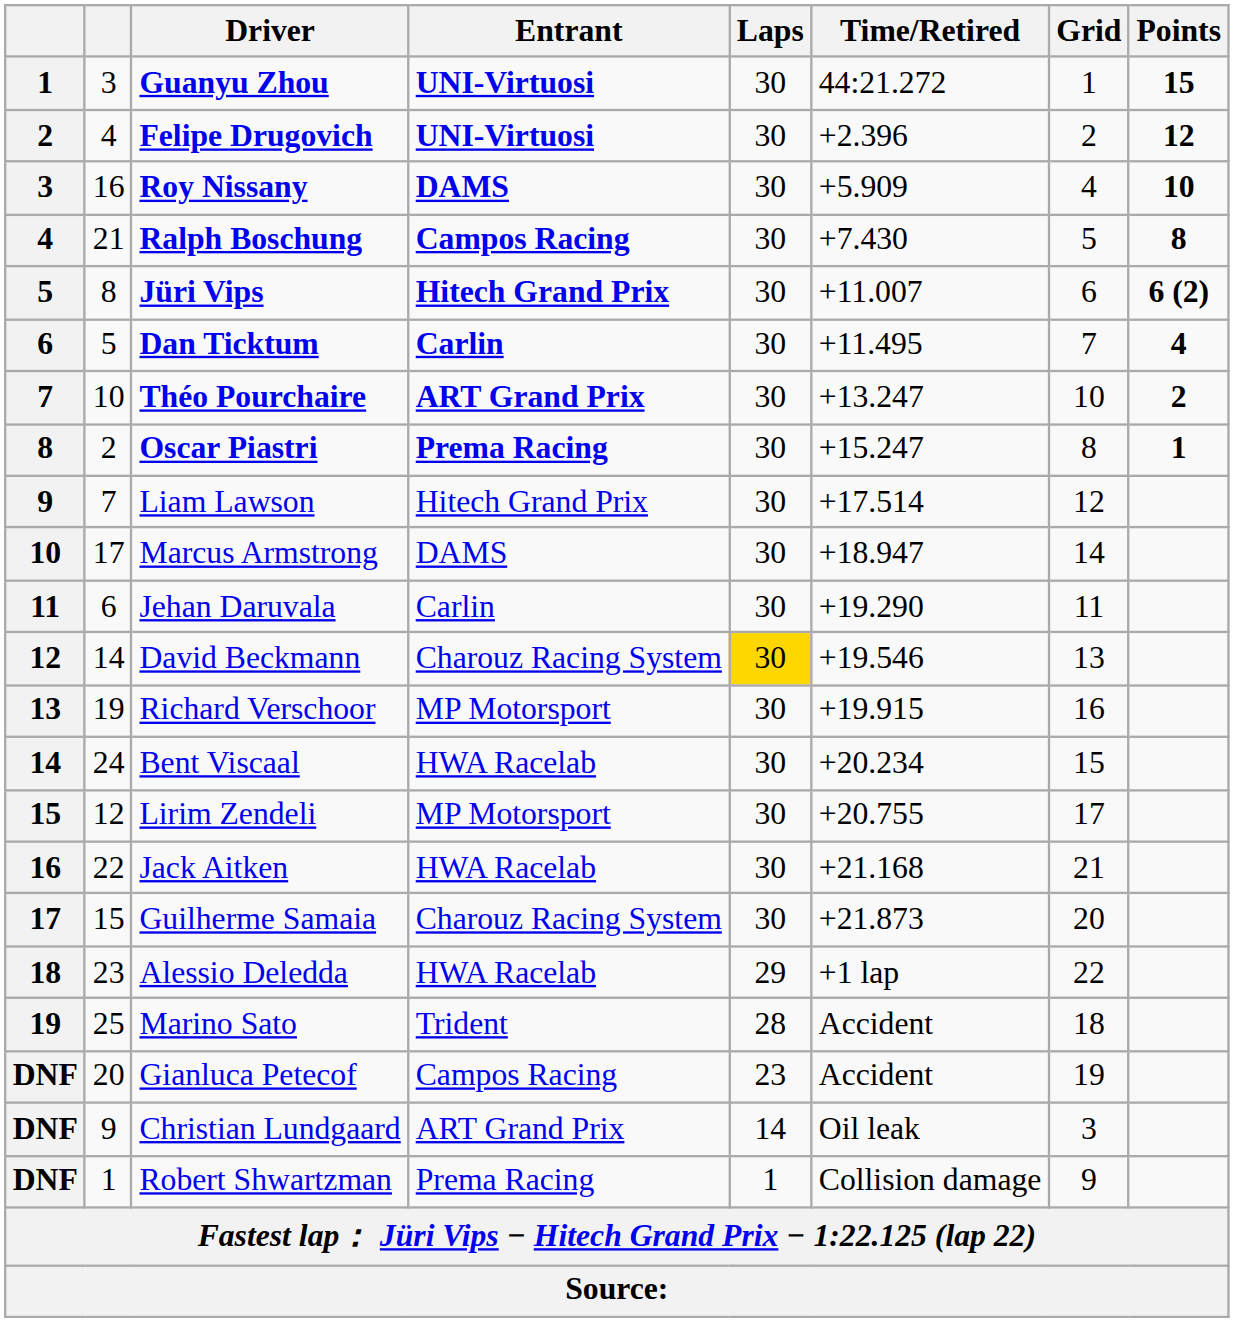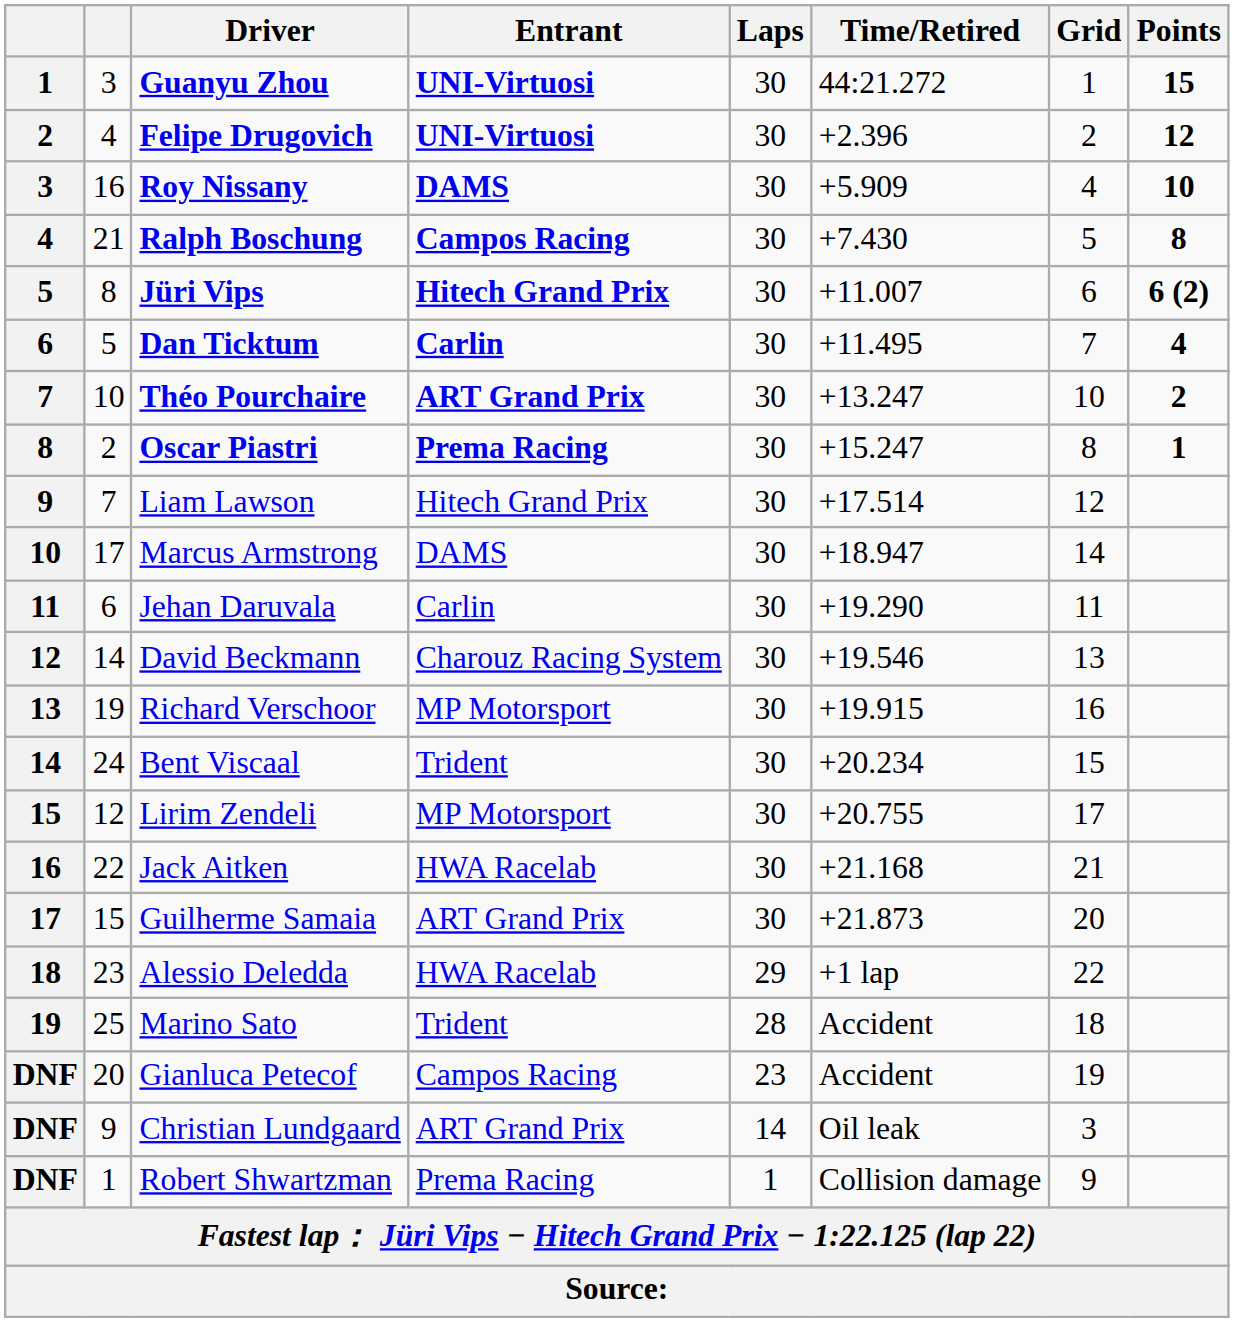(770, 657) gold background -> (770, 657) no background
(506, 762) HWA Racelab -> (462, 762) Trident
(569, 918) Charouz Racing System -> (520, 918) ART Grand Prix
